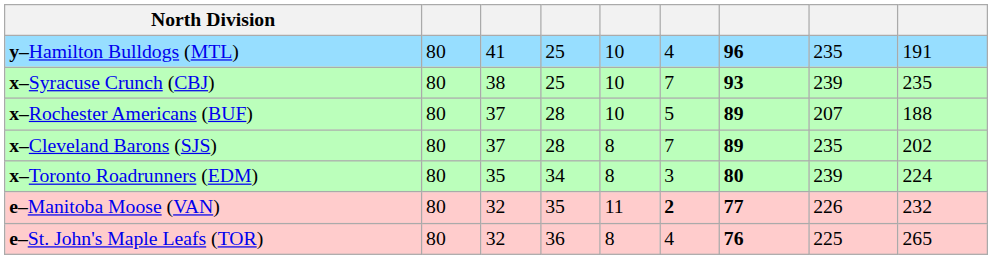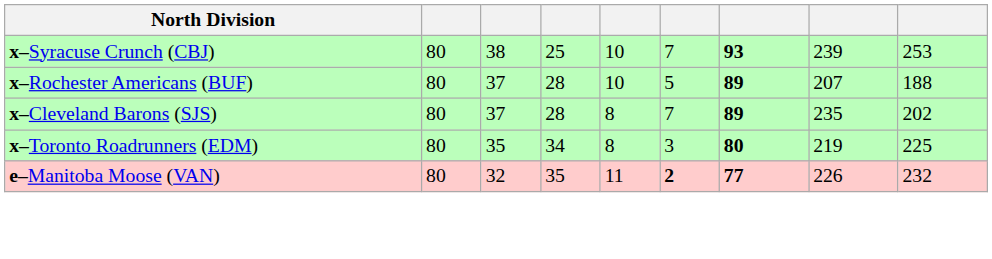- row: (124, 51)
(917, 82) 235 -> (917, 51) 253
(828, 176) 239 -> (828, 144) 219
(917, 176) 224 -> (917, 144) 225
- row: (136, 238)
